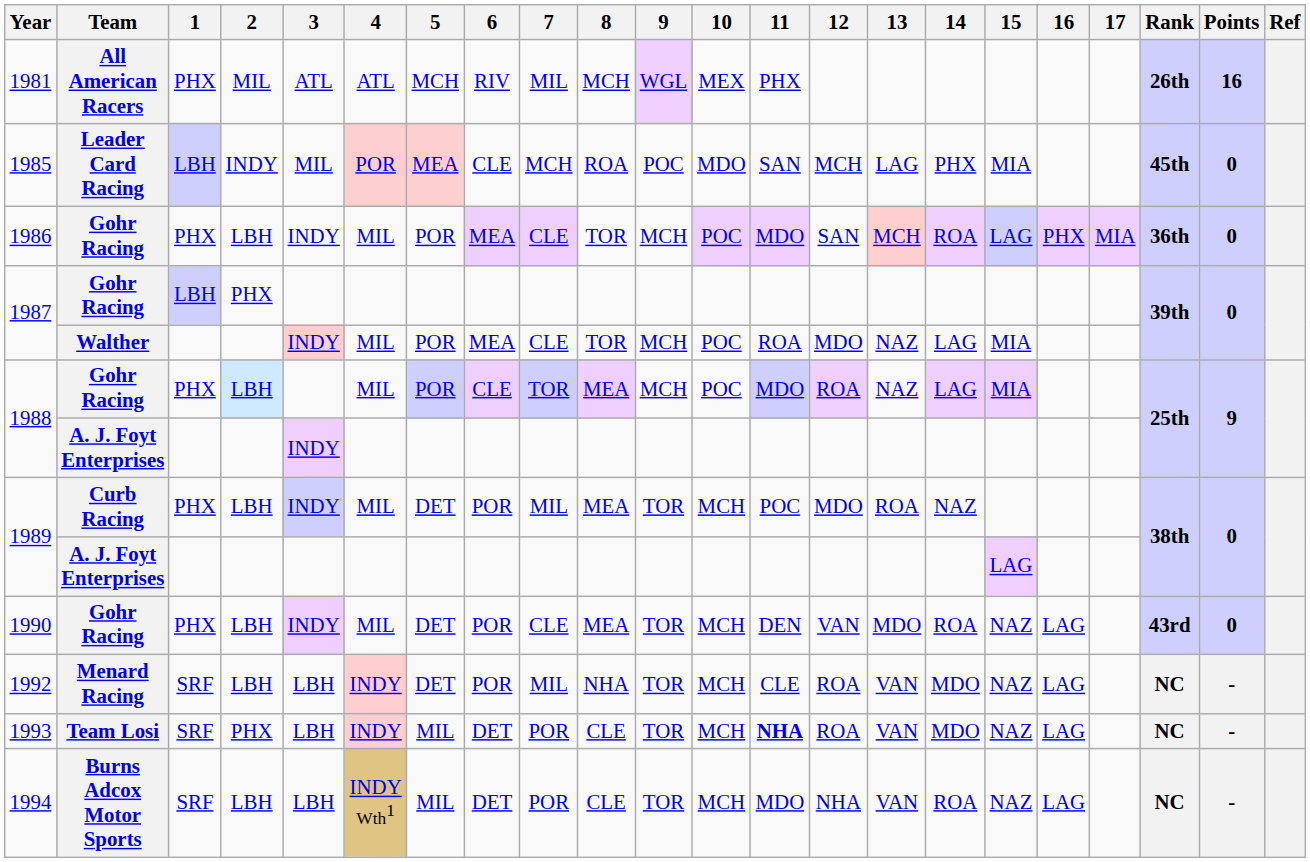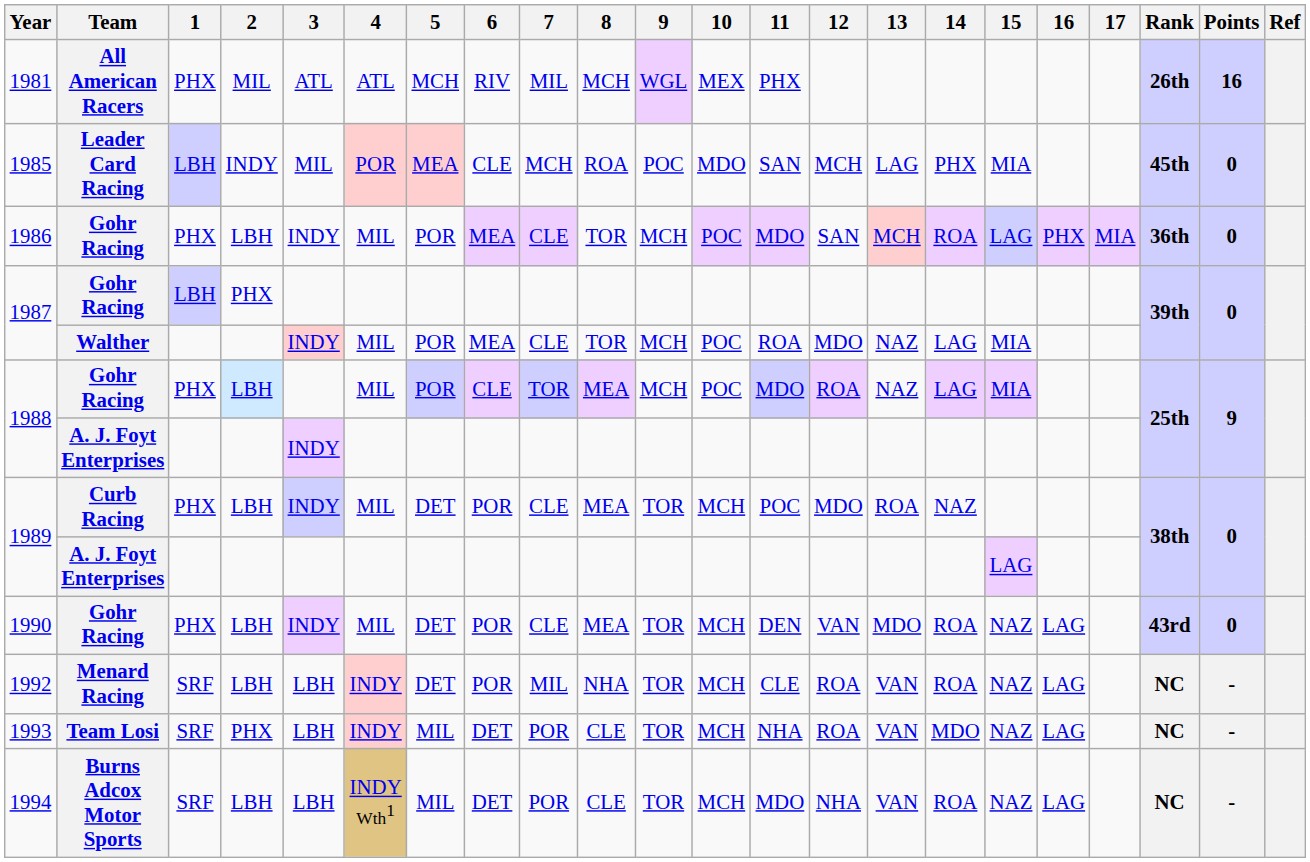(549, 507) MIL -> (549, 507) CLE
(955, 684) MDO -> (955, 684) ROA
(780, 731) bold -> (780, 731) normal
